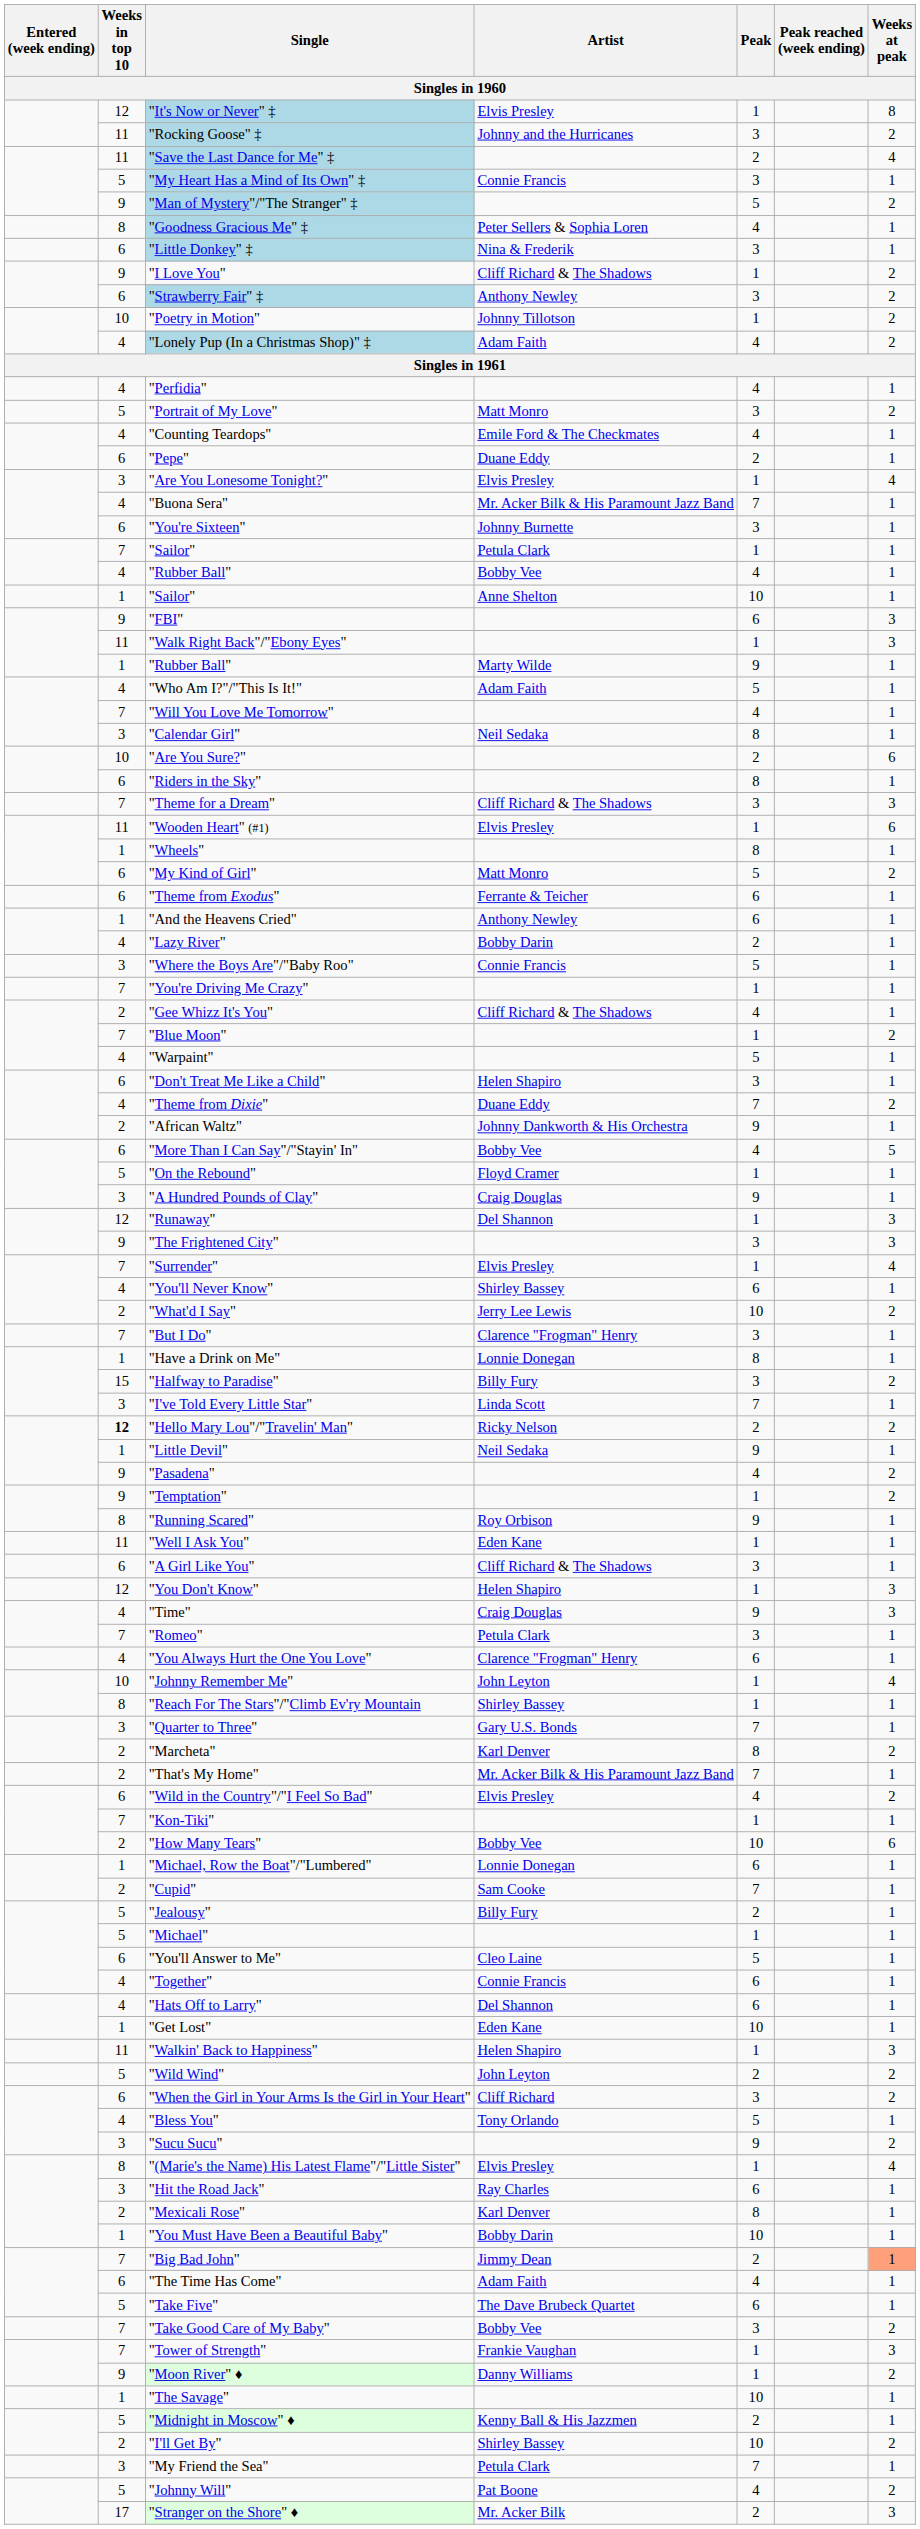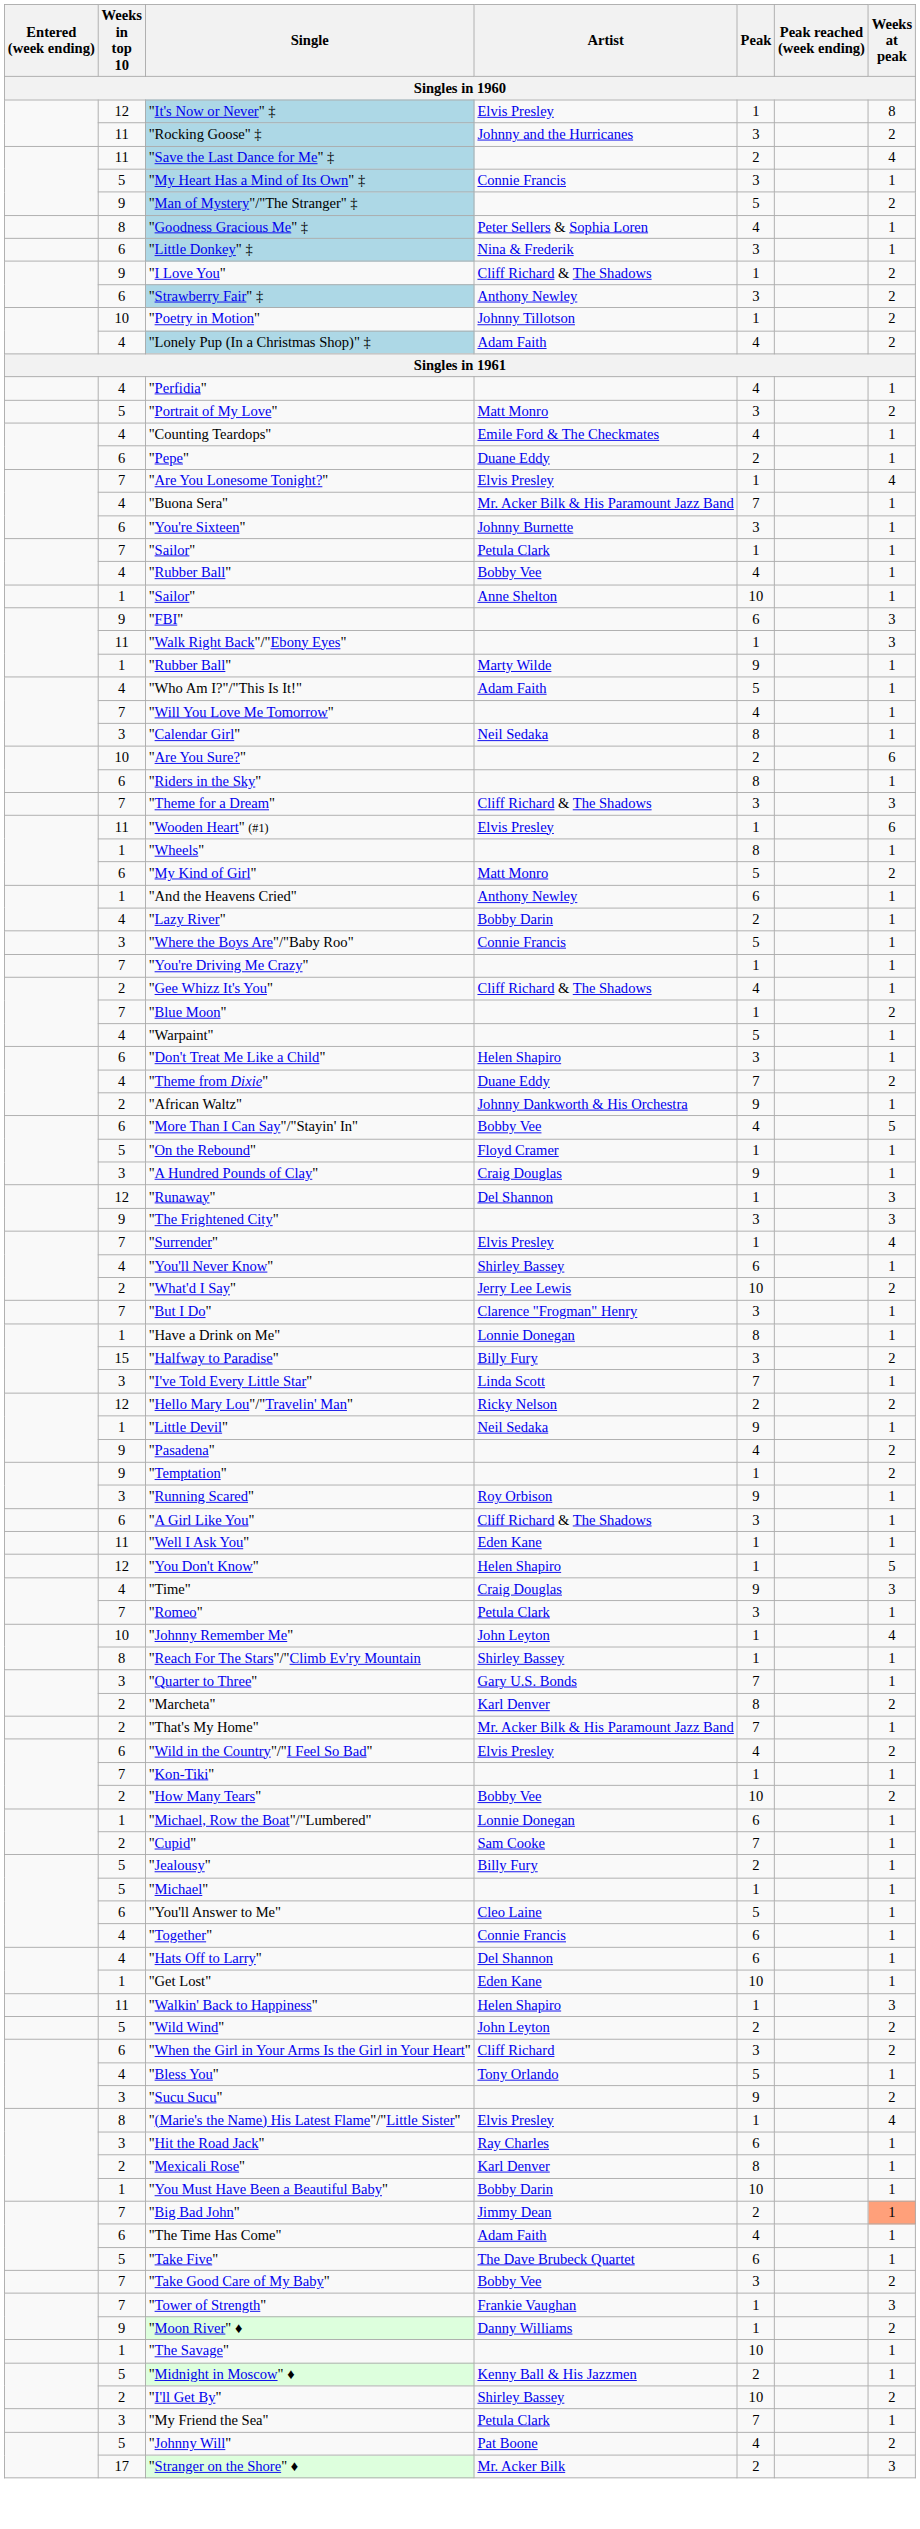(122, 480) 3 -> (122, 480) 7
- row: (214, 896)
(122, 1427) bold -> (122, 1404) normal
(122, 1519) 8 -> (122, 1496) 3
rows swapped: (202, 1566) <-> (199, 1543)
(892, 1589) 3 -> (892, 1566) 5
- row: (260, 1658)
(892, 1843) 6 -> (892, 1797) 2
